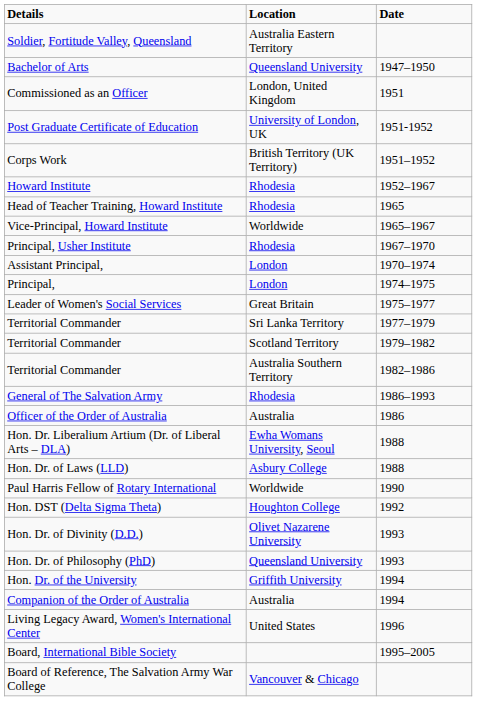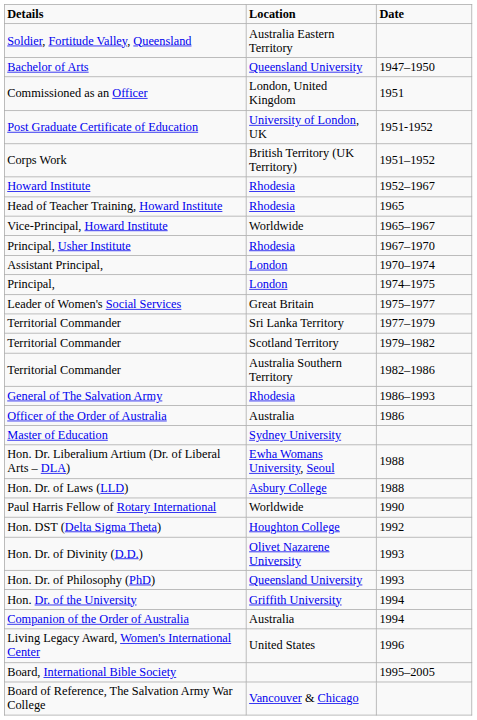+ row: (58, 435)
